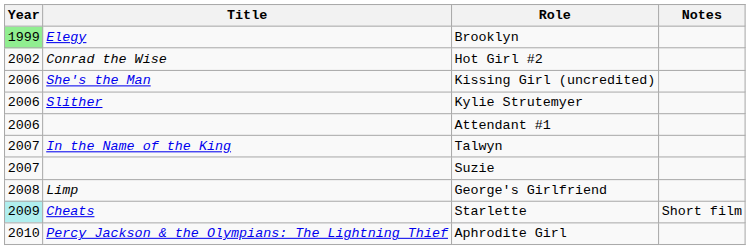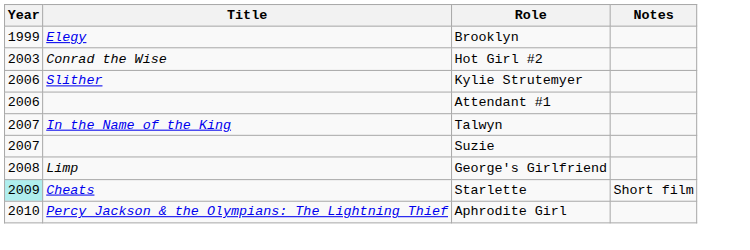(24, 37) lightgreen background -> (24, 37) no background
(24, 59) 2002 -> (24, 59) 2003
- row: (555, 81)
